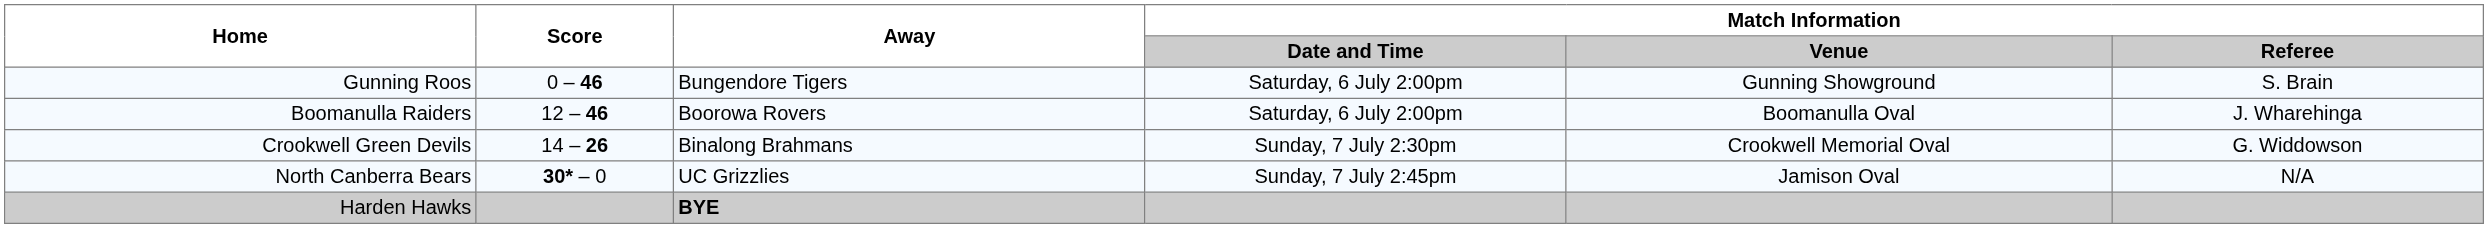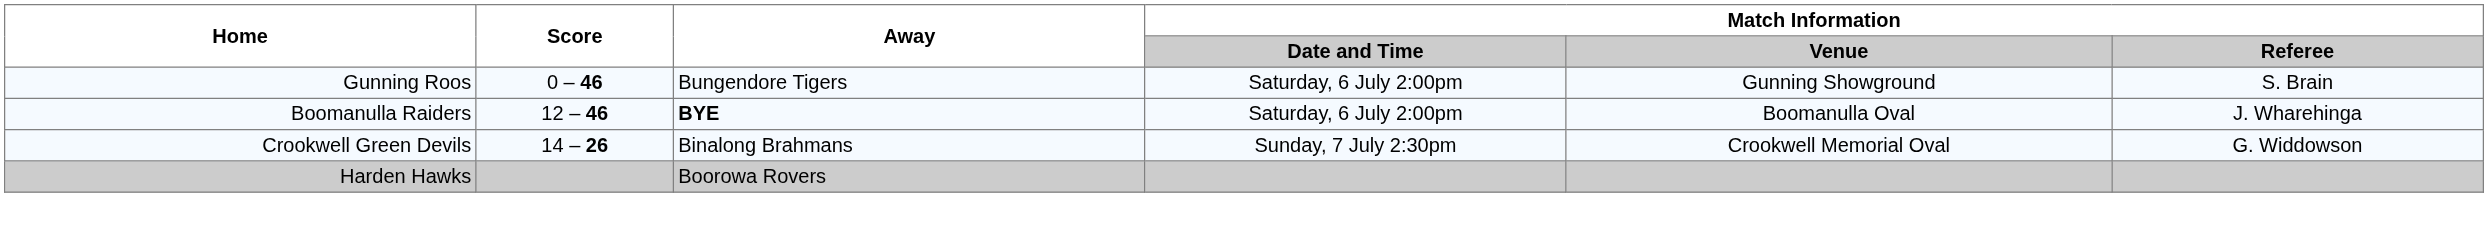(752, 113) Boorowa Rovers -> (699, 113) BYE
- row: (373, 176)
(699, 207) BYE -> (752, 176) Boorowa Rovers
